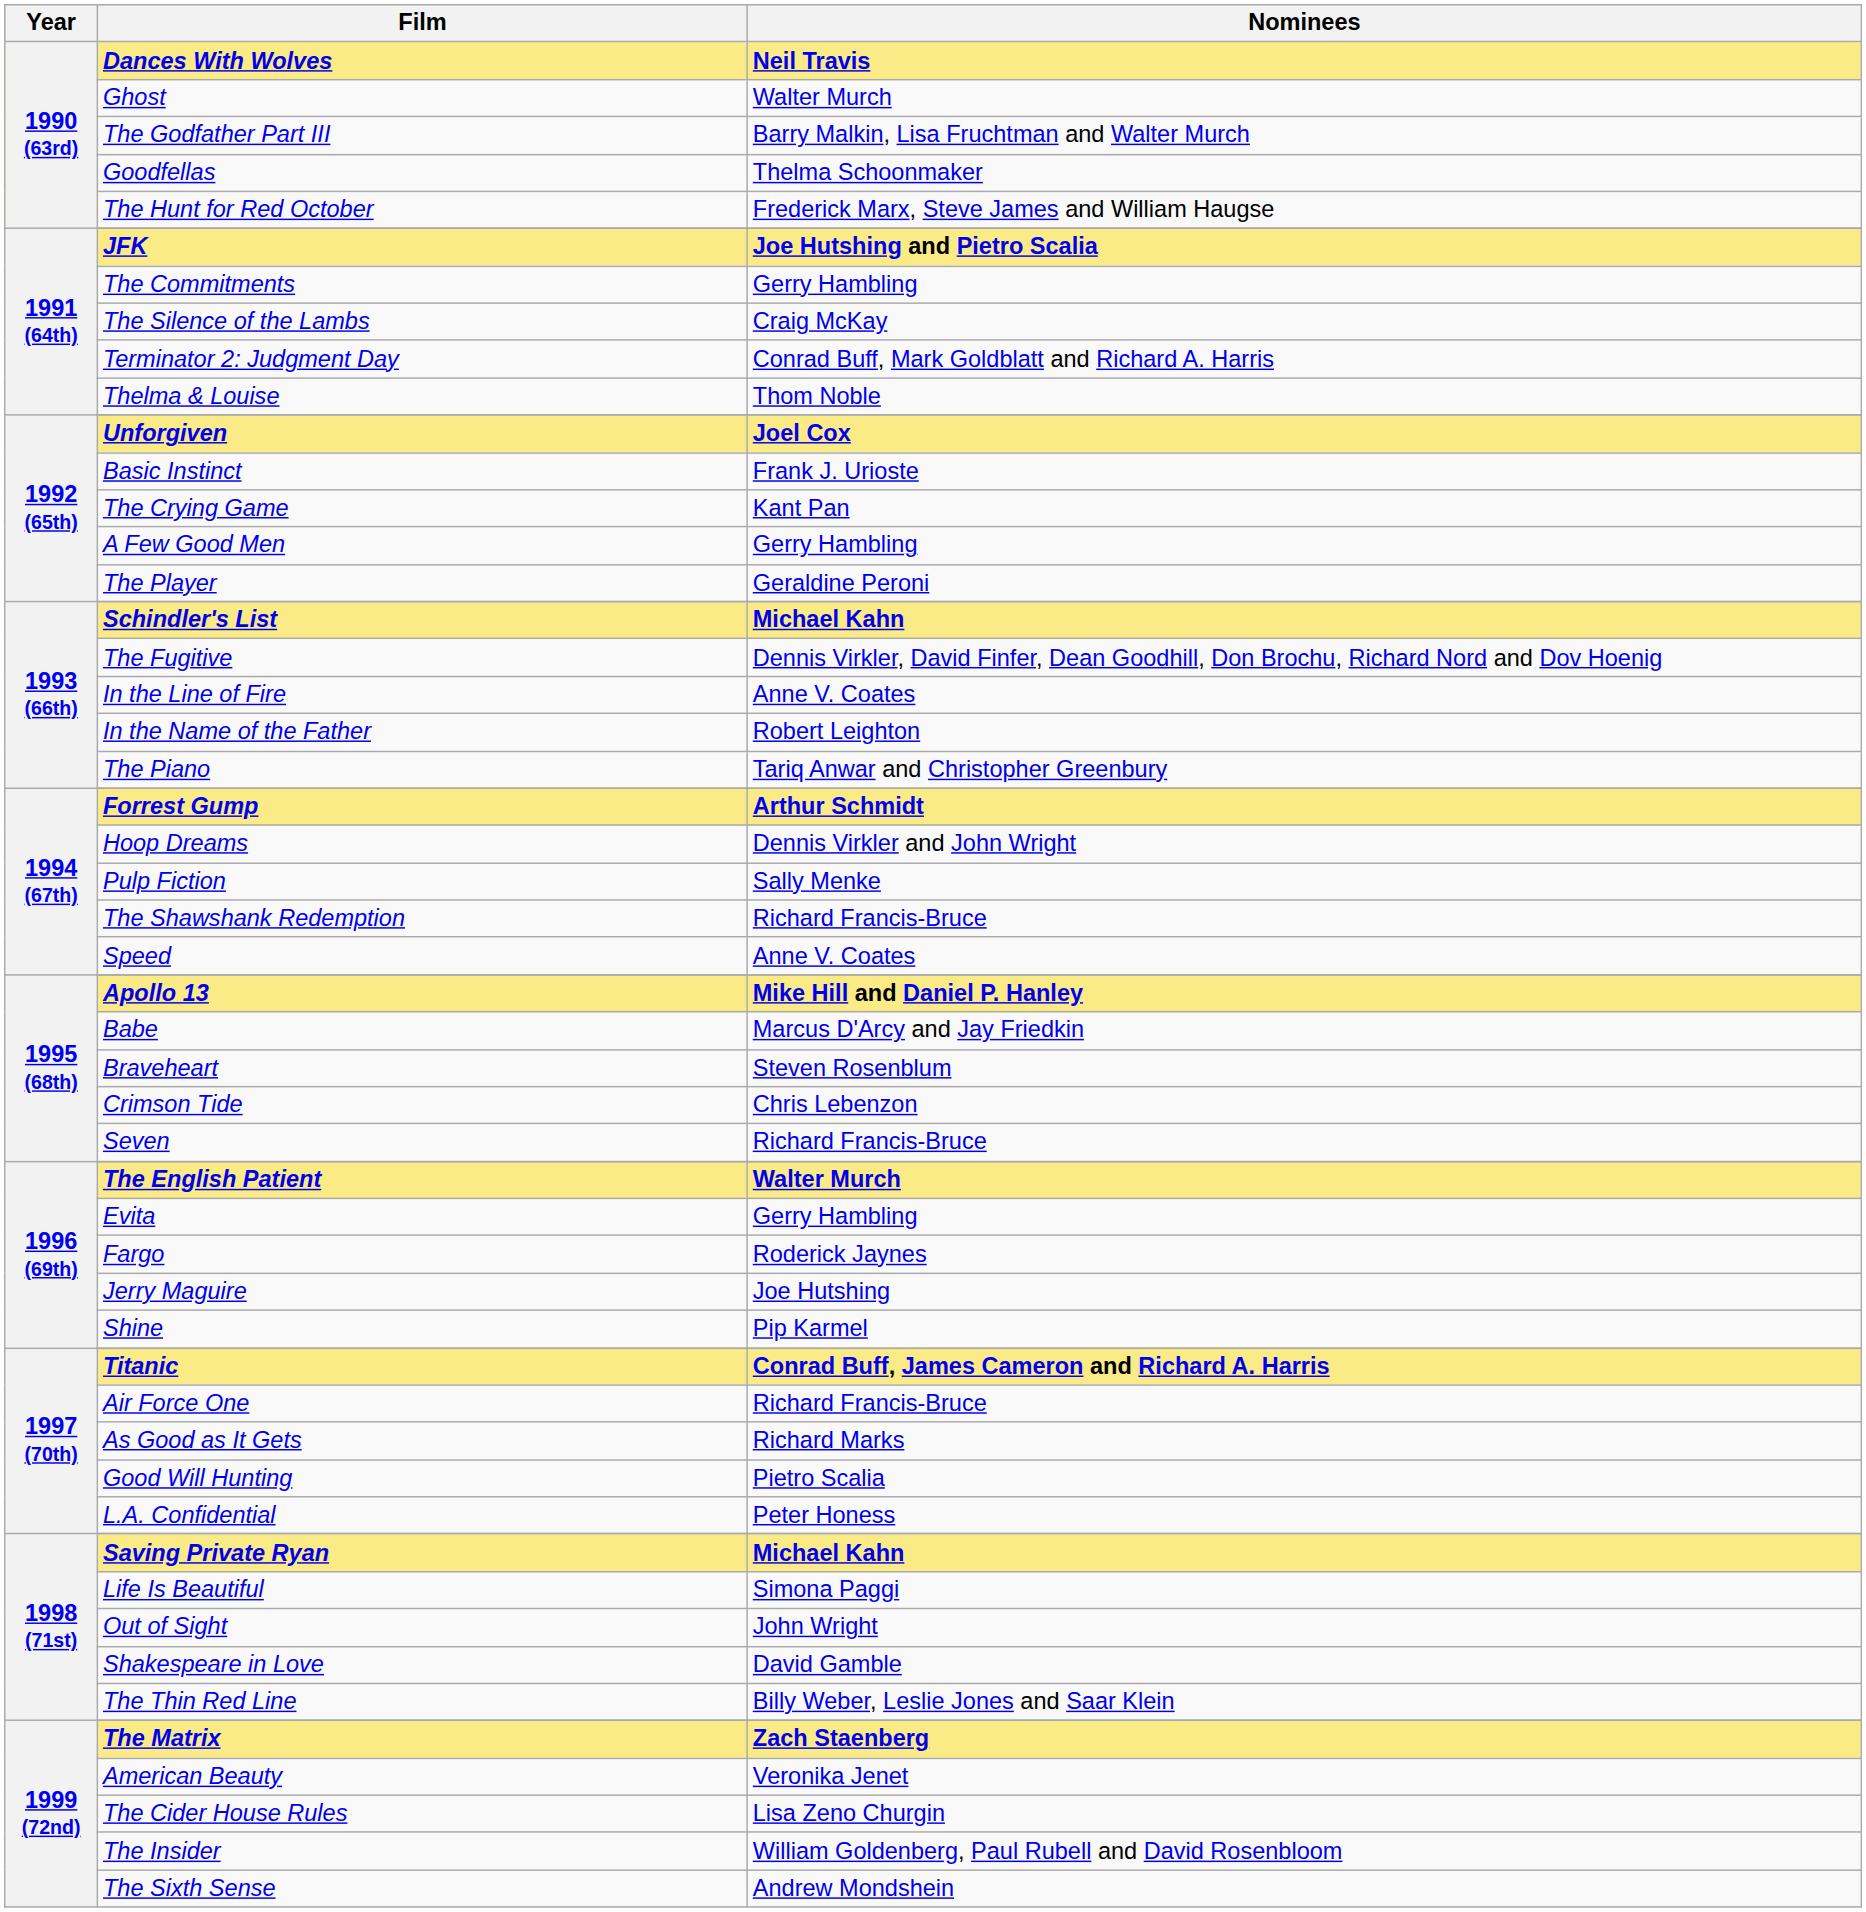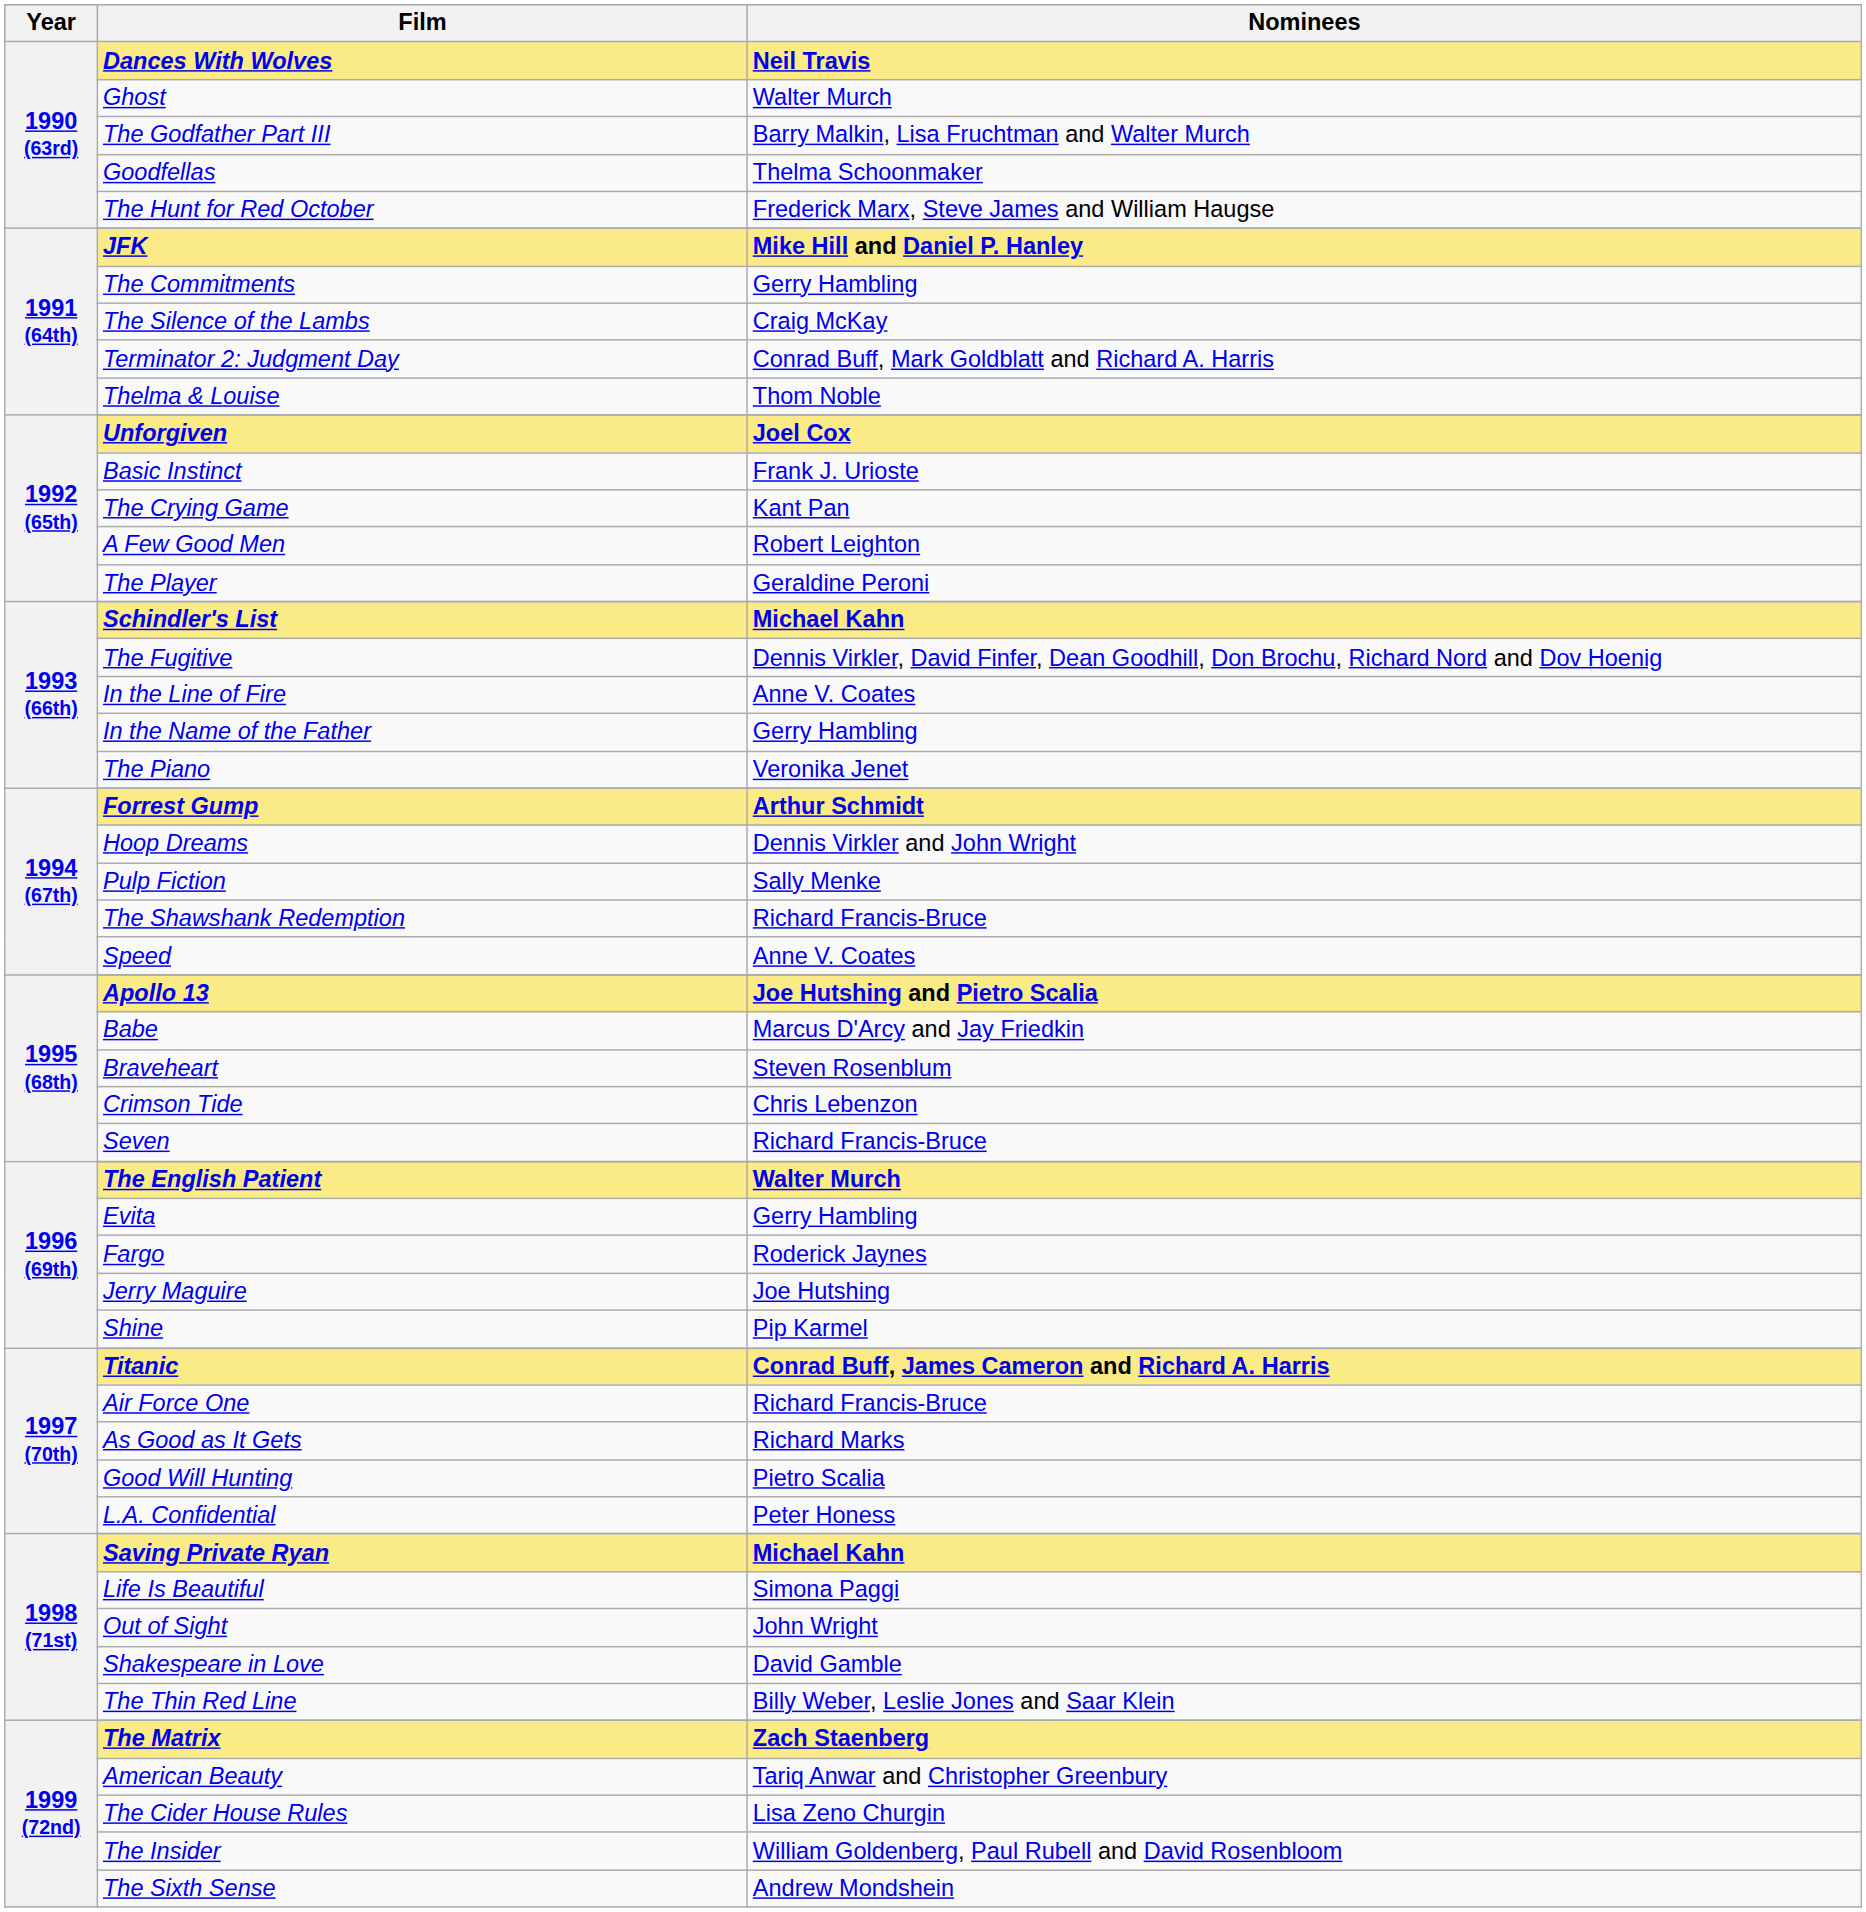(925, 246) Joe Hutshing and Pietro Scalia -> (918, 246) Mike Hill and Daniel P. Hanley
(835, 545) Gerry Hambling -> (836, 545) Robert Leighton
(836, 731) Robert Leighton -> (835, 731) Gerry Hambling
(960, 769) Tariq Anwar and Christopher Greenbury -> (831, 769) Veronika Jenet
(918, 992) Mike Hill and Daniel P. Hanley -> (925, 992) Joe Hutshing and Pietro Scalia
(831, 1776) Veronika Jenet -> (960, 1776) Tariq Anwar and Christopher Greenbury
